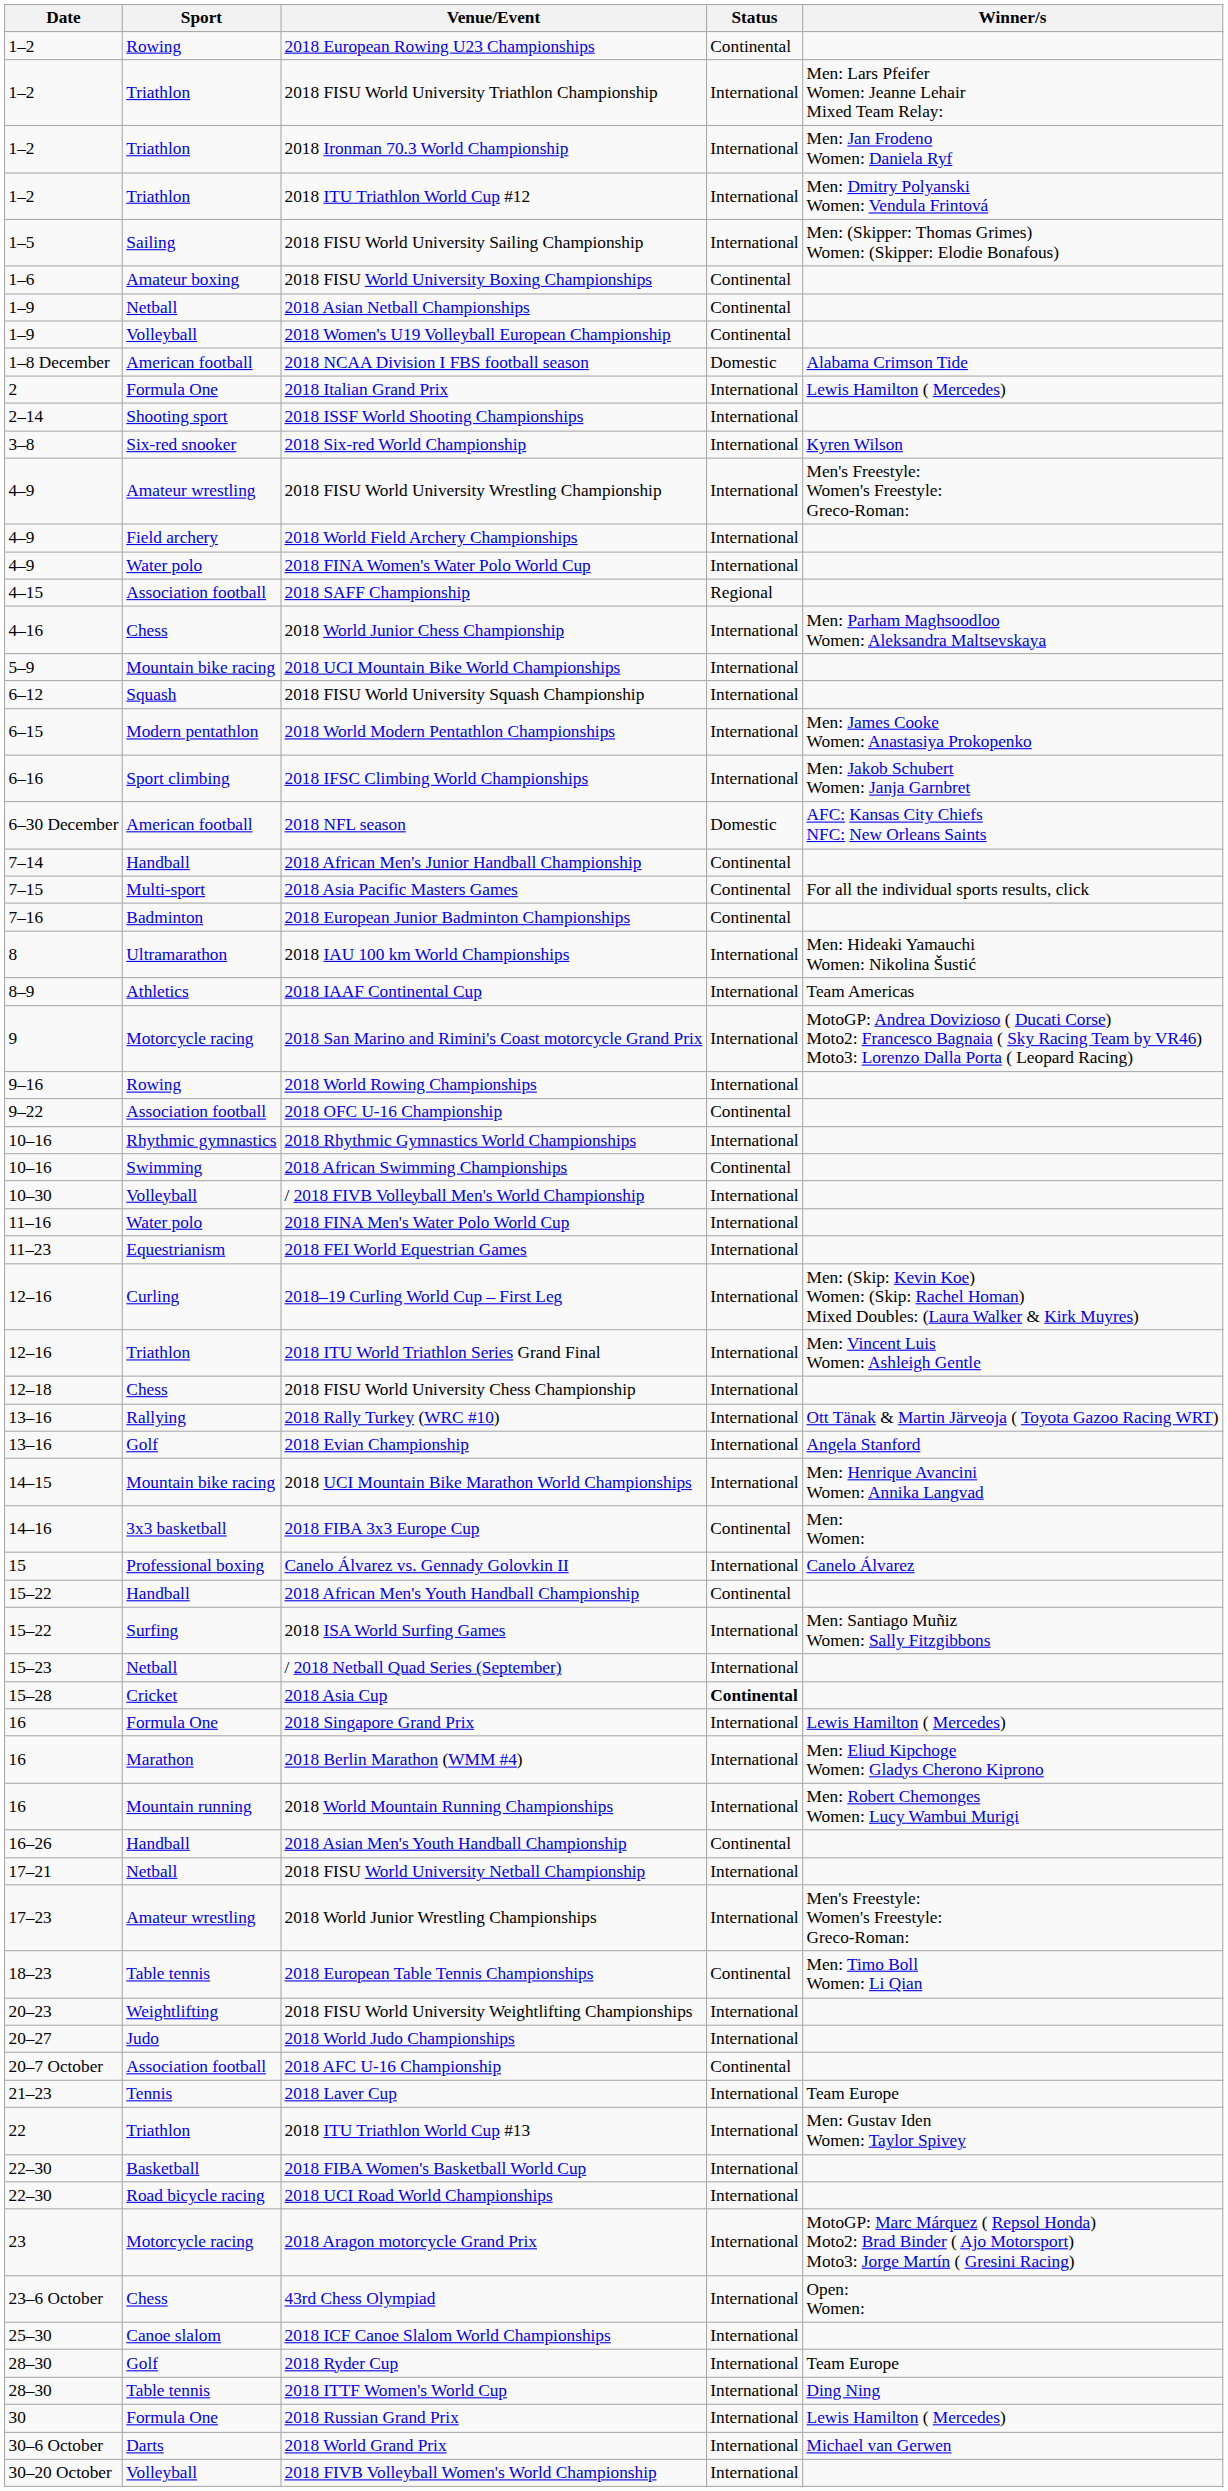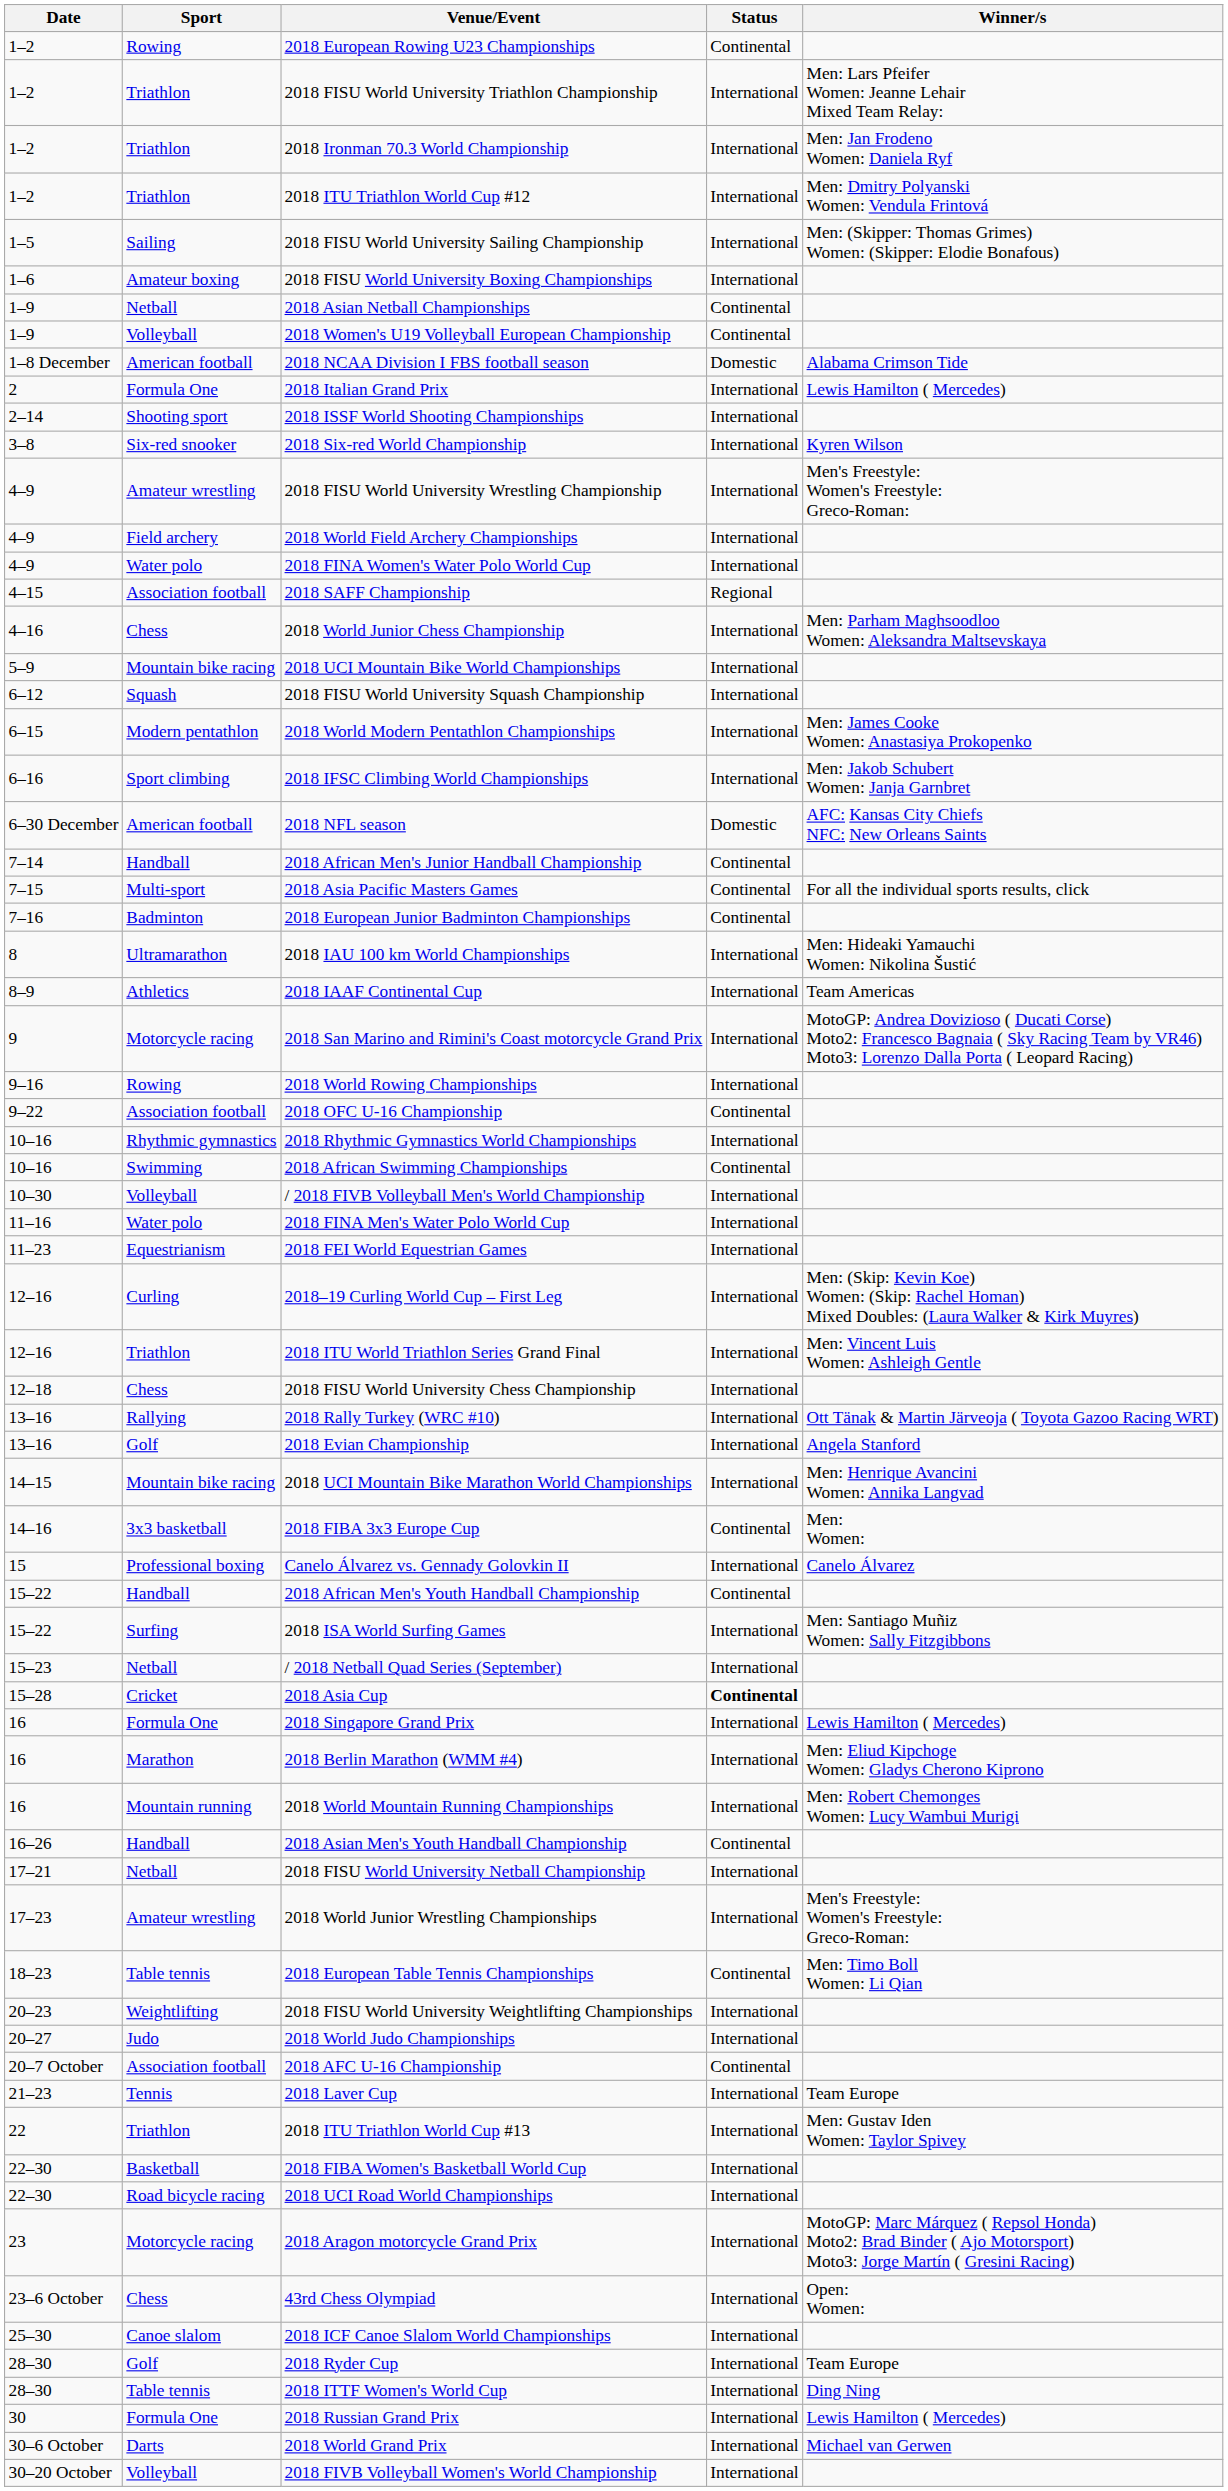(751, 279) Continental -> (754, 279) International
